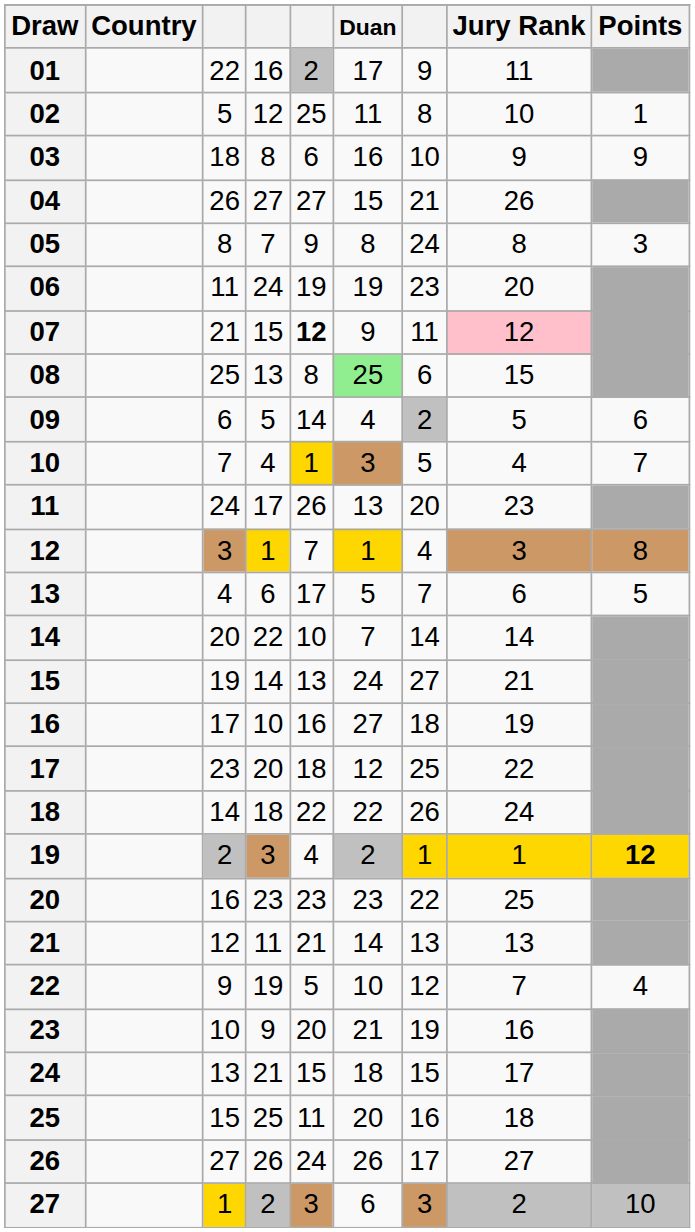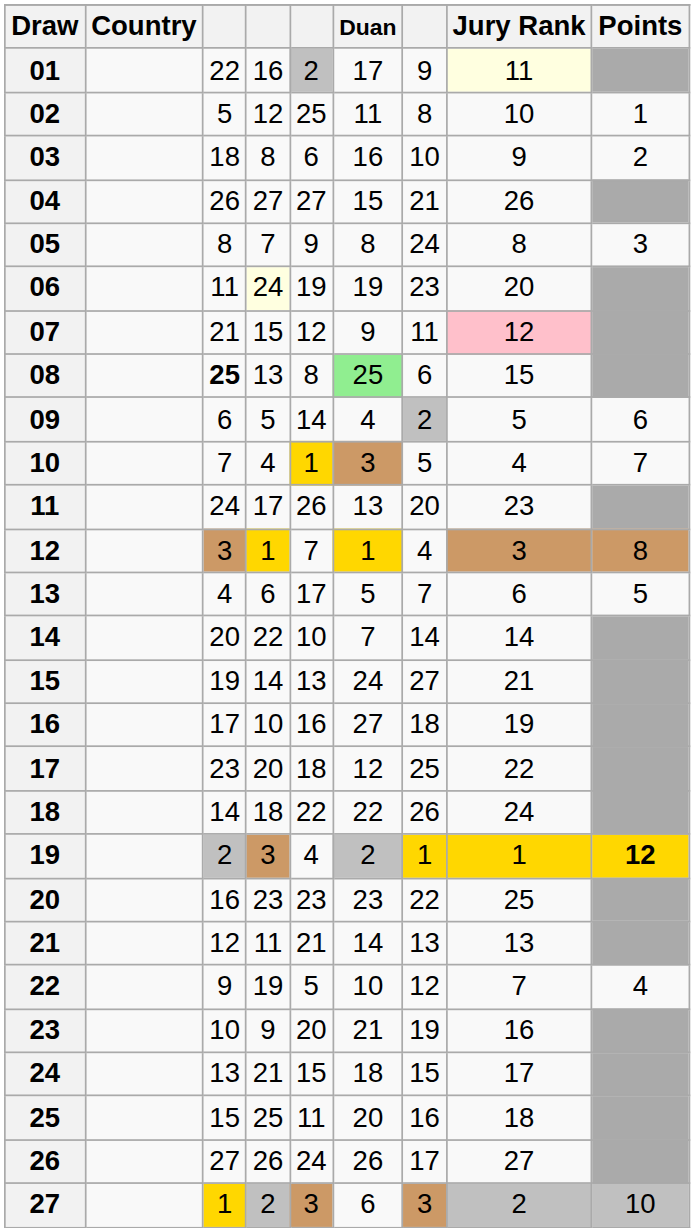(519, 69) no background -> (519, 69) lightyellow background
(640, 157) 9 -> (640, 157) 2
(268, 288) no background -> (268, 288) lightyellow background
(311, 331) bold -> (311, 331) normal
(225, 375) normal -> (225, 375) bold
